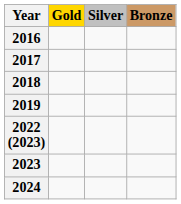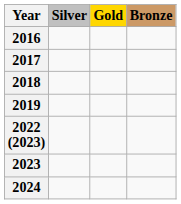columns swapped: (67, 15) <-> (106, 15)
